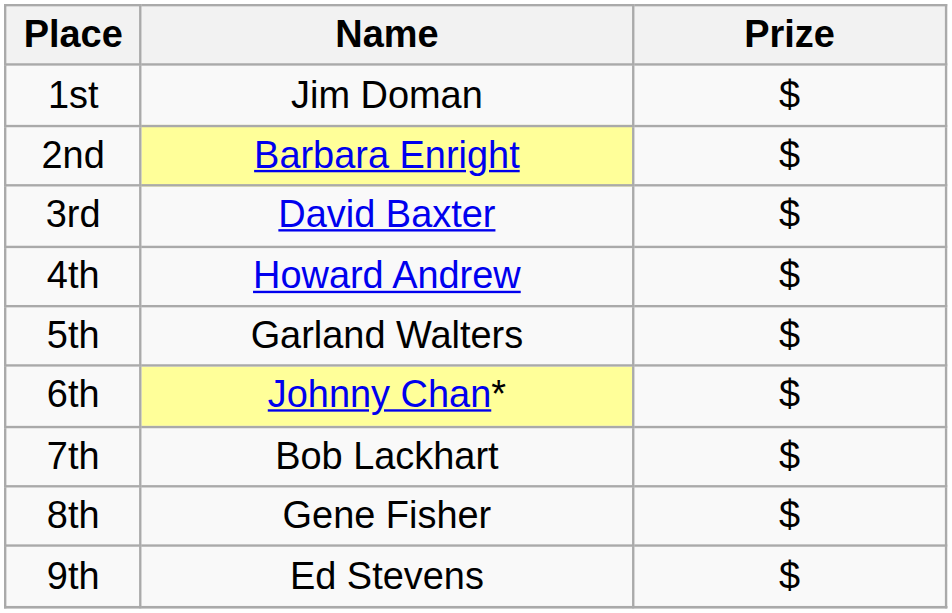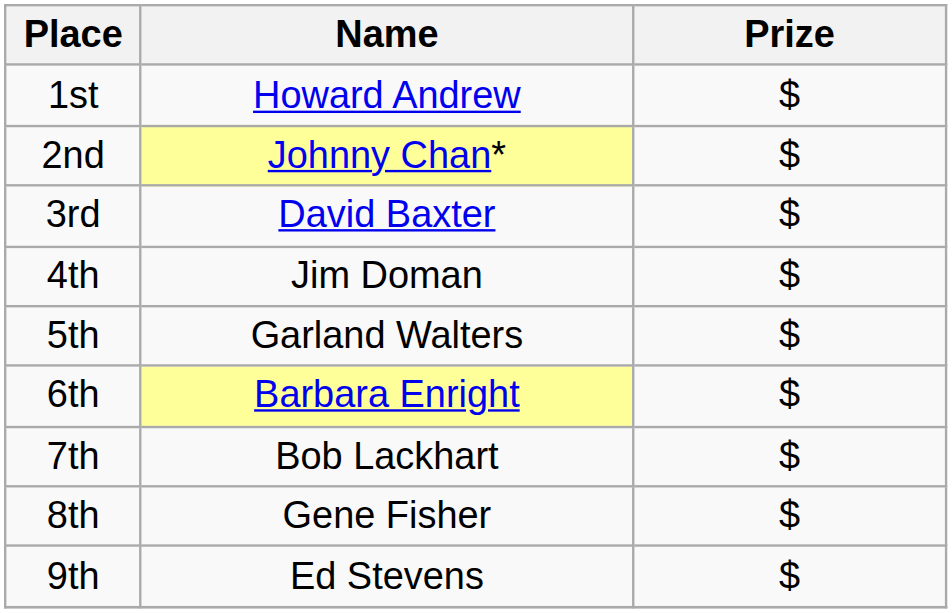(387, 94) Jim Doman -> (387, 94) Howard Andrew
(387, 154) Barbara Enright -> (387, 154) Johnny Chan*
(387, 275) Howard Andrew -> (387, 275) Jim Doman
(387, 395) Johnny Chan* -> (387, 395) Barbara Enright
